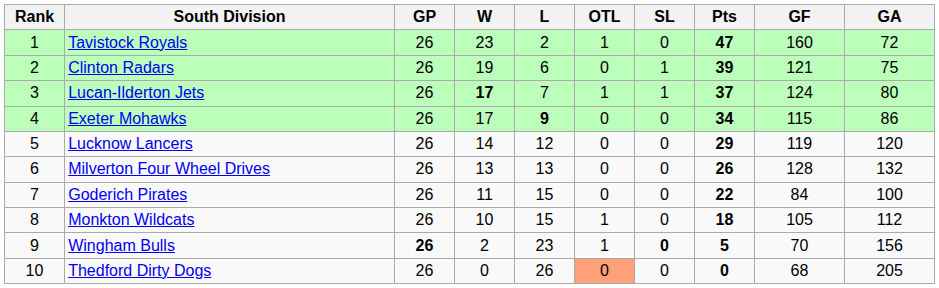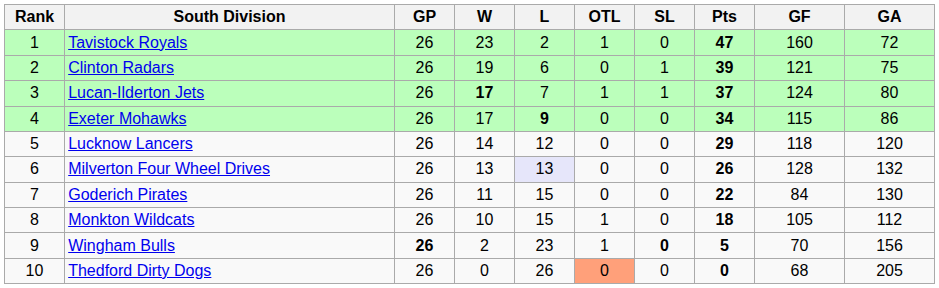(799, 144) 119 -> (799, 144) 118
(544, 169) no background -> (544, 169) lavender background
(889, 194) 100 -> (889, 194) 130
